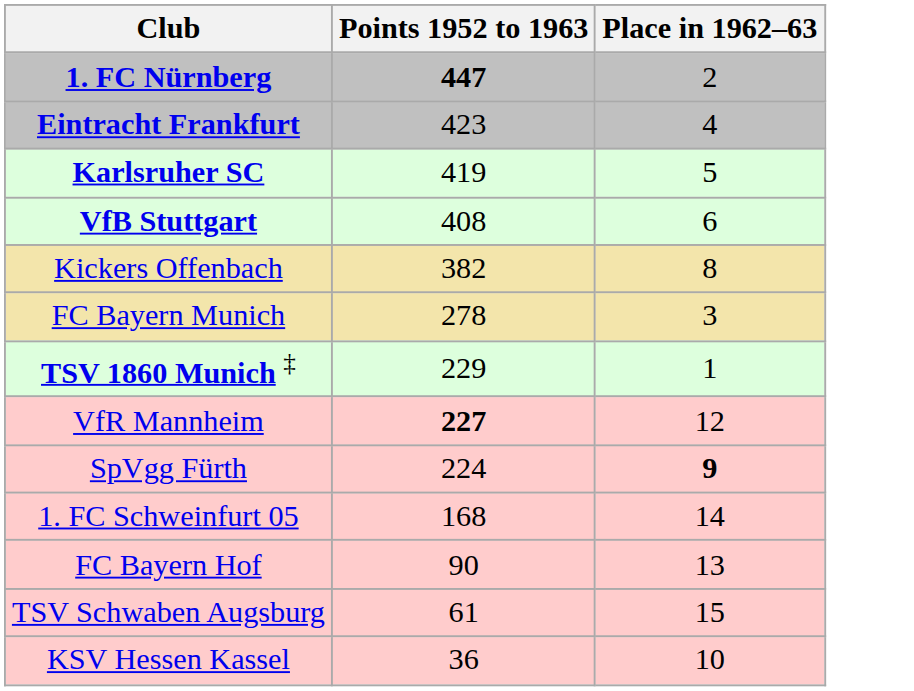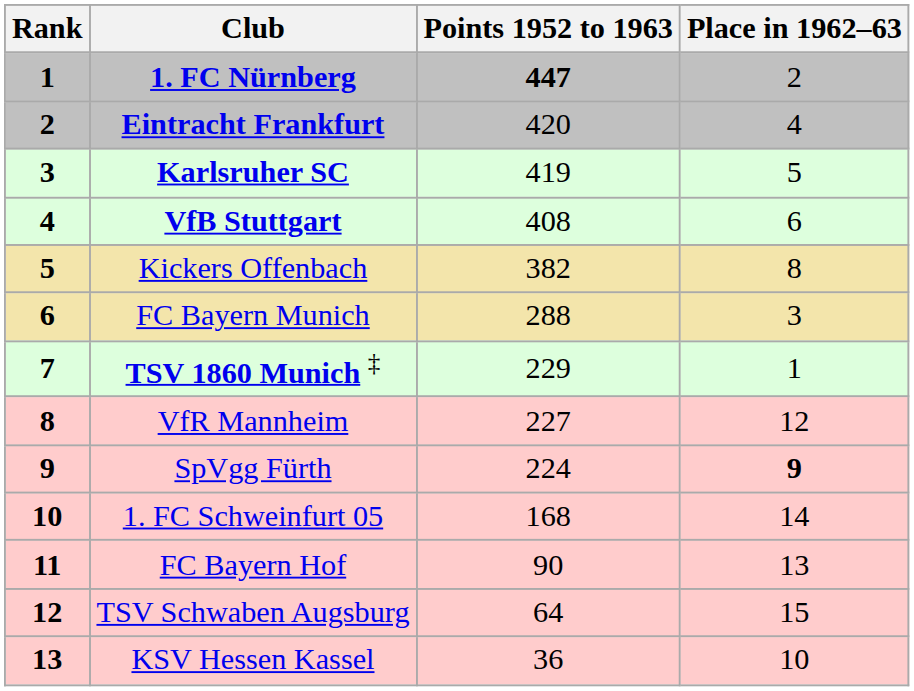+ column: (47, 28)
(464, 124) 423 -> (548, 124) 420
(464, 316) 278 -> (548, 316) 288
(464, 420) bold -> (548, 420) normal
(464, 612) 61 -> (548, 612) 64
